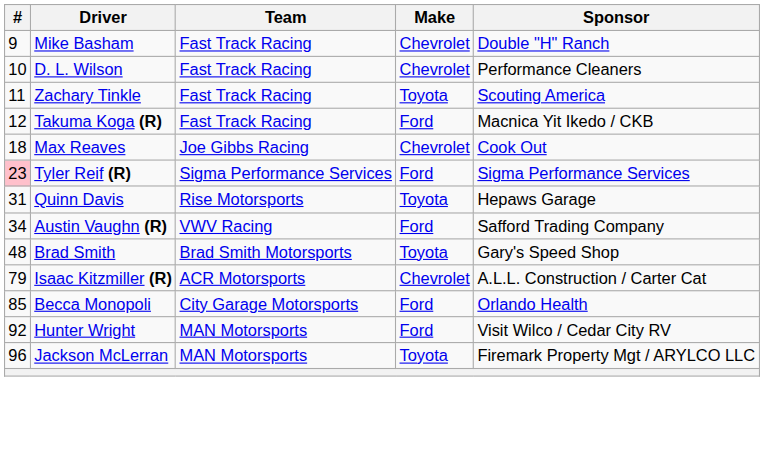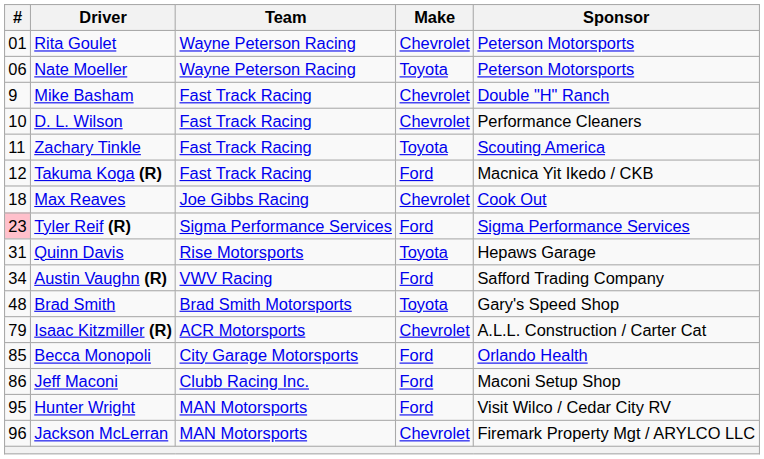+ row: (75, 44)
+ row: (81, 70)
+ row: (76, 382)
(17, 330) 92 -> (17, 408) 95
(424, 356) Toyota -> (435, 434) Chevrolet
